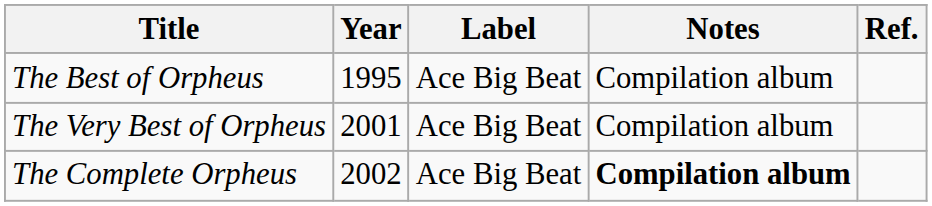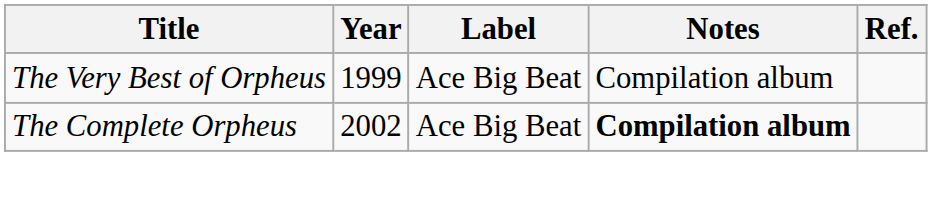- row: (138, 77)
(371, 126) 2001 -> (371, 77) 1999
